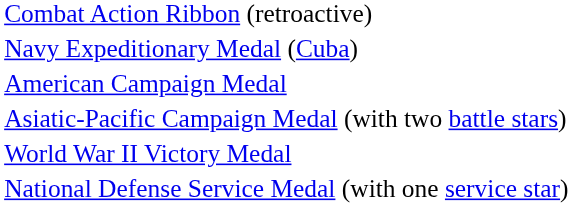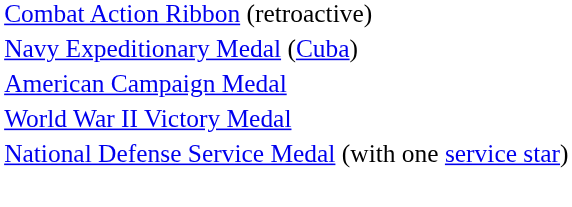- row: (285, 118)
